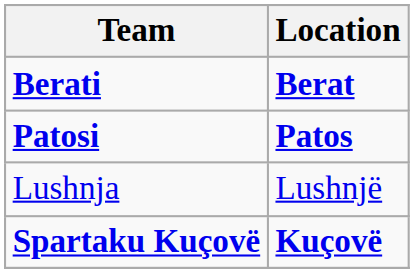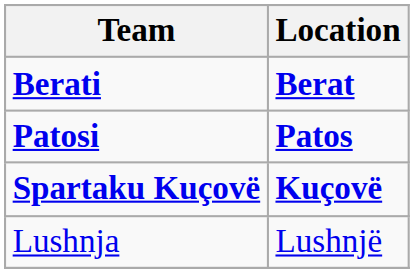rows swapped: (136, 240) <-> (66, 188)
